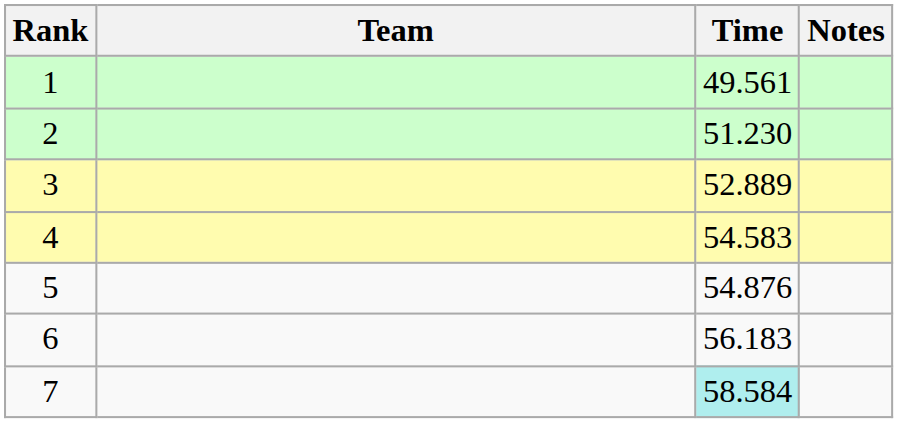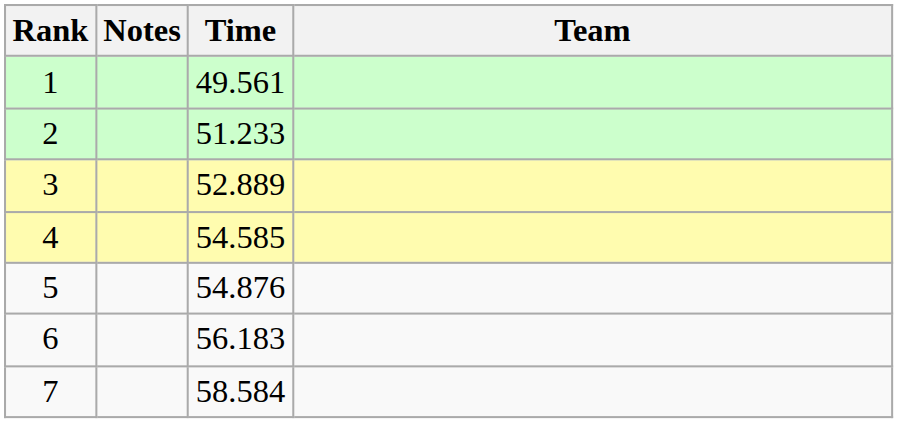columns swapped: (396, 30) <-> (846, 30)
(748, 133) 51.230 -> (241, 133) 51.233
(748, 236) 54.583 -> (241, 236) 54.585
(748, 390) paleturquoise background -> (241, 390) no background
